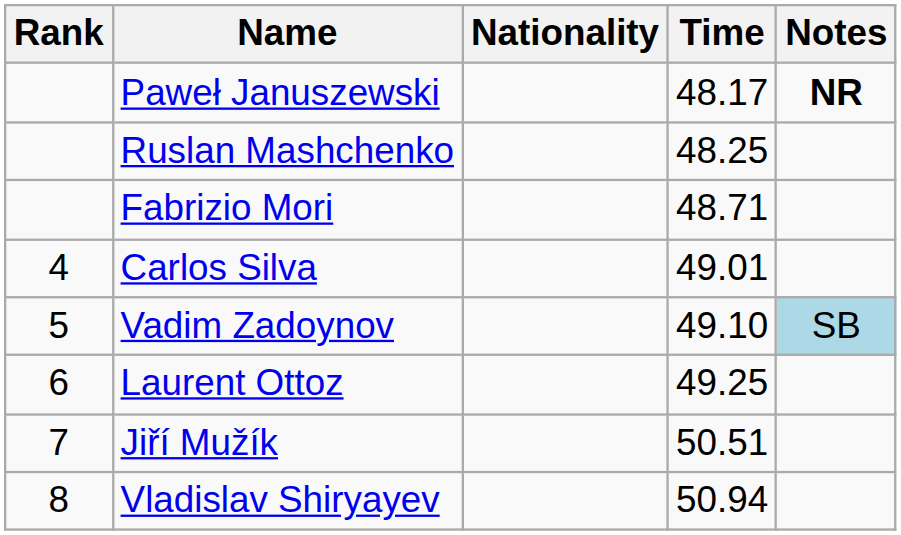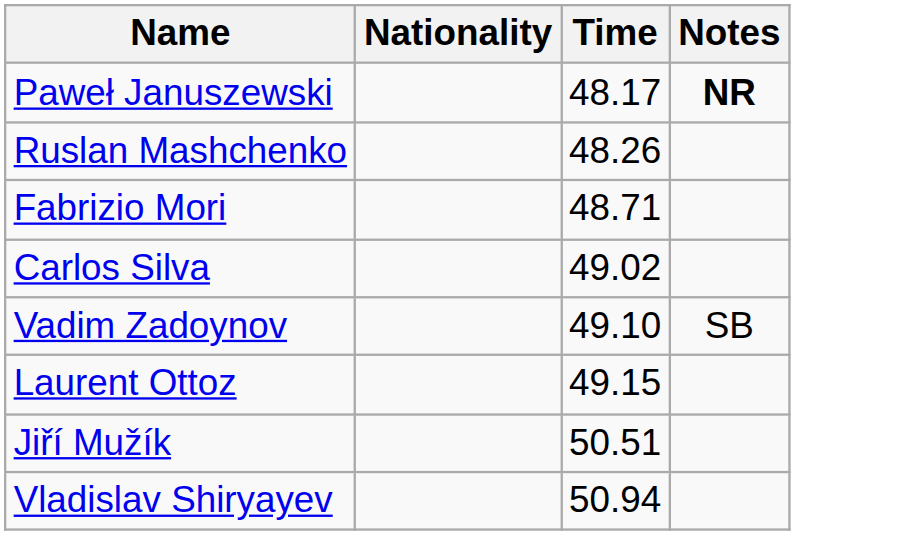- column: (59, 33)
(722, 150) 48.25 -> (615, 150) 48.26
(722, 267) 49.01 -> (615, 267) 49.02
(836, 325) lightblue background -> (729, 325) no background
(722, 383) 49.25 -> (615, 383) 49.15
